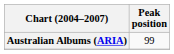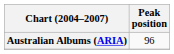(149, 40) 99 -> (149, 40) 96
